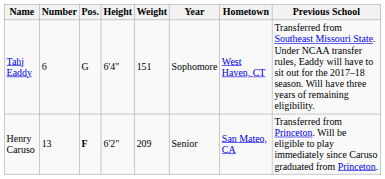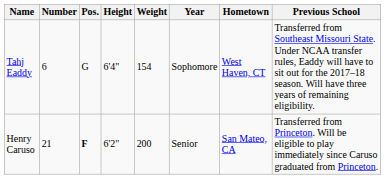(144, 67) 151 -> (144, 67) 154
(47, 144) 13 -> (47, 144) 21
(144, 144) 209 -> (144, 144) 200
